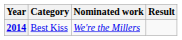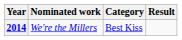columns swapped: (109, 12) <-> (50, 12)
